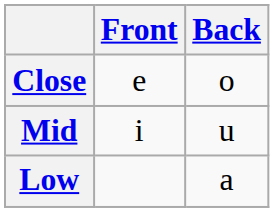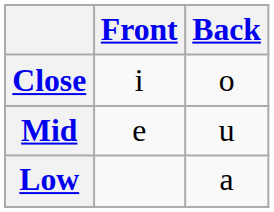(139, 79) e -> (139, 79) i
(139, 130) i -> (139, 130) e
